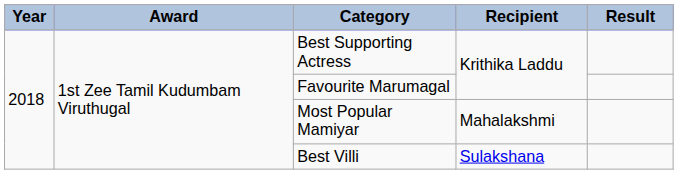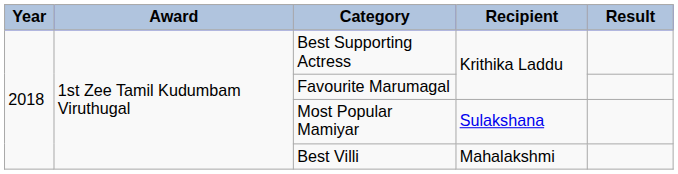(507, 121) Mahalakshmi -> (502, 121) Sulakshana
(502, 156) Sulakshana -> (507, 156) Mahalakshmi
